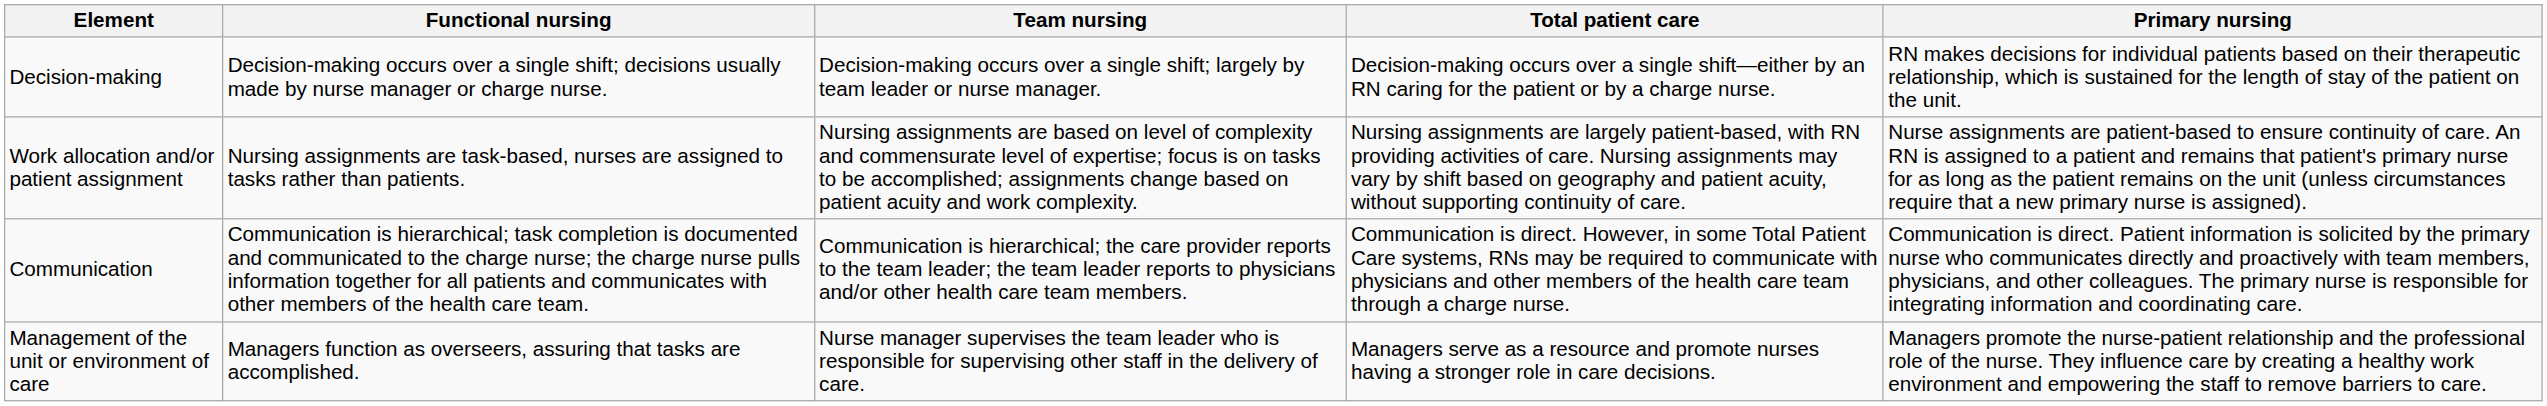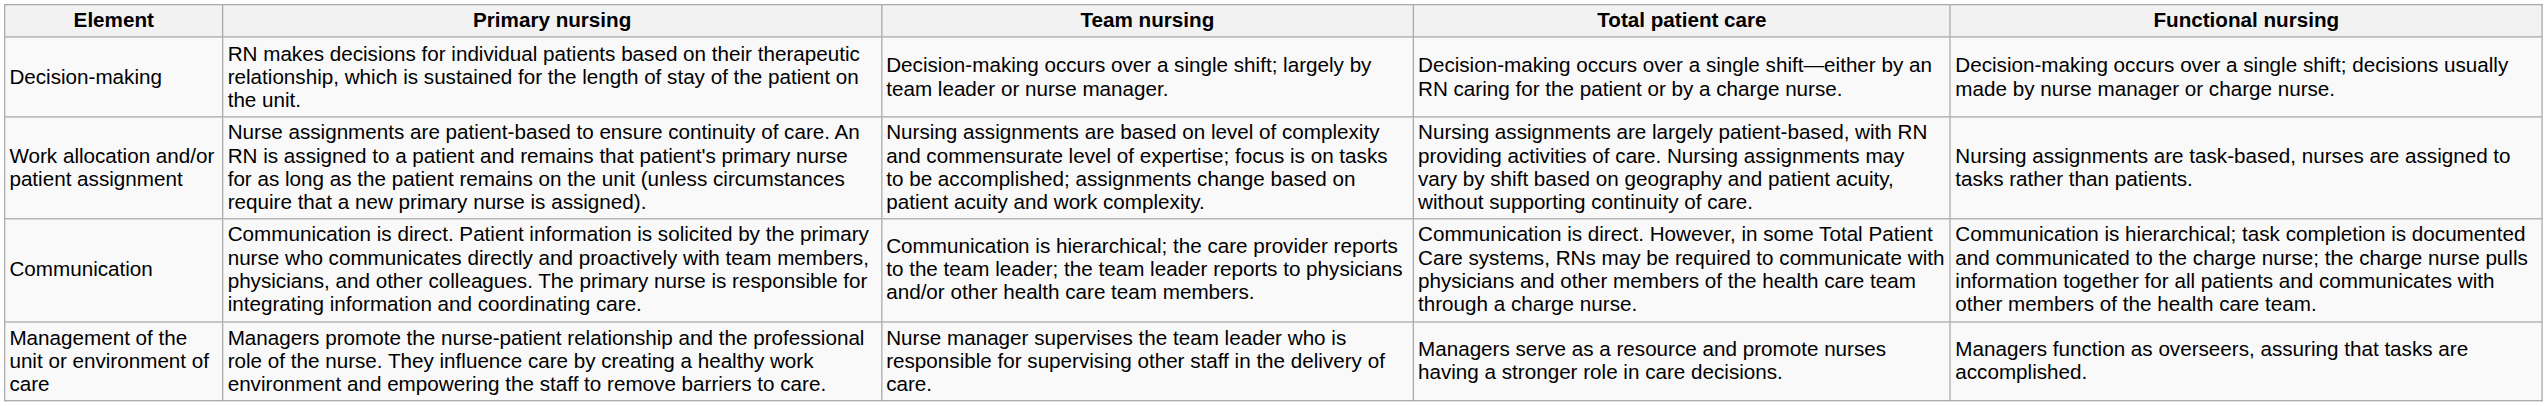columns swapped: (519, 20) <-> (2213, 20)
